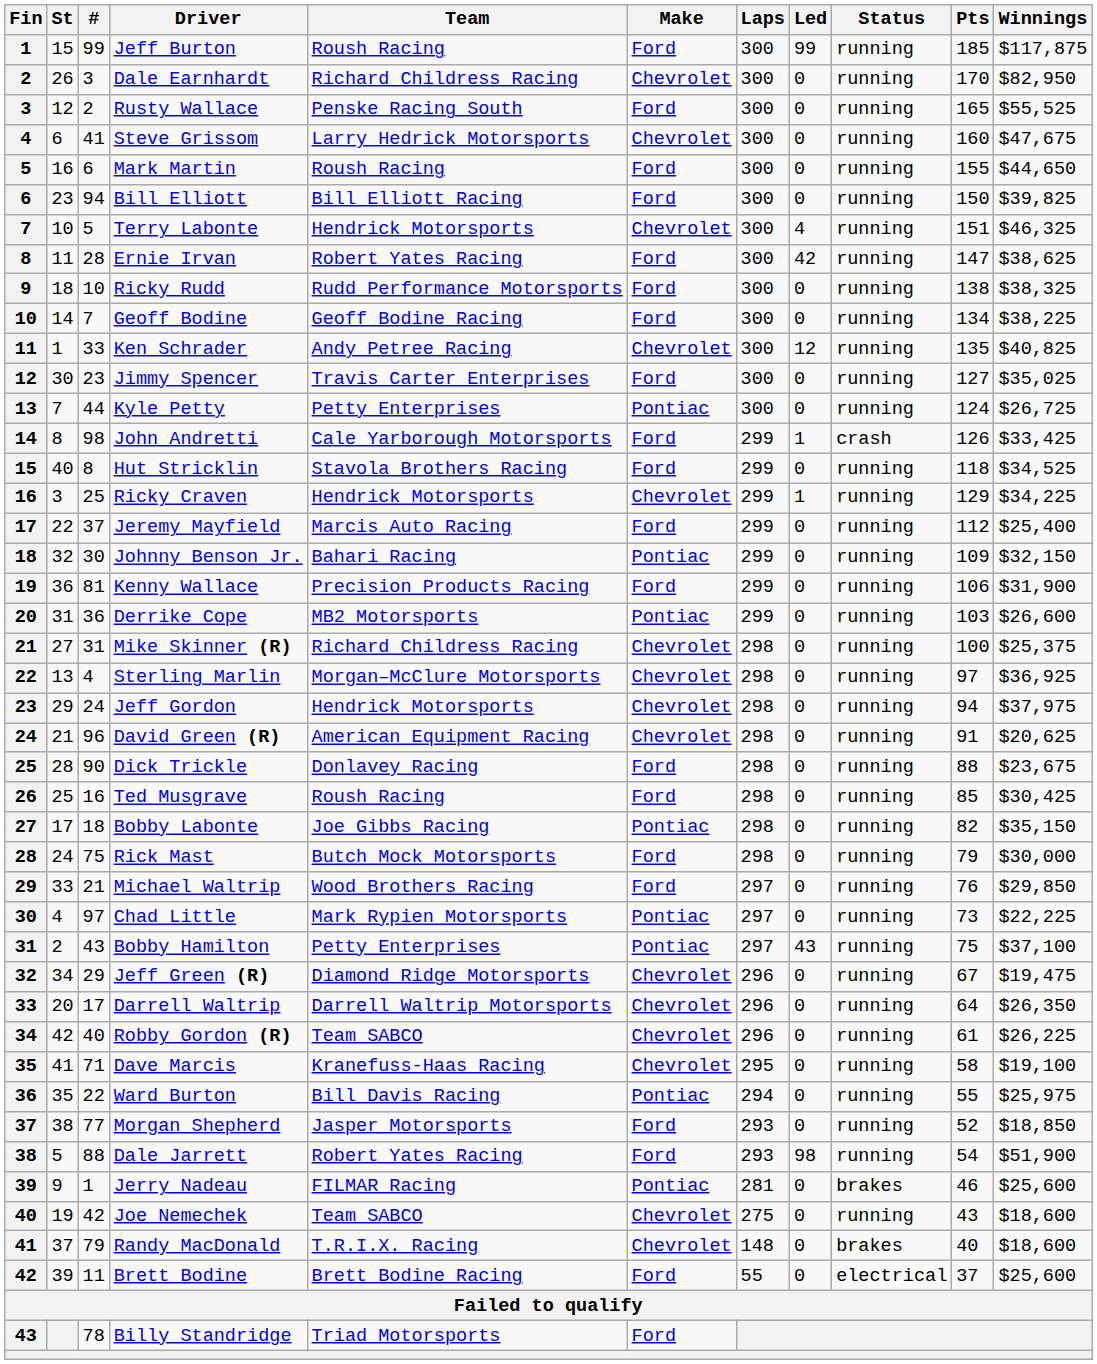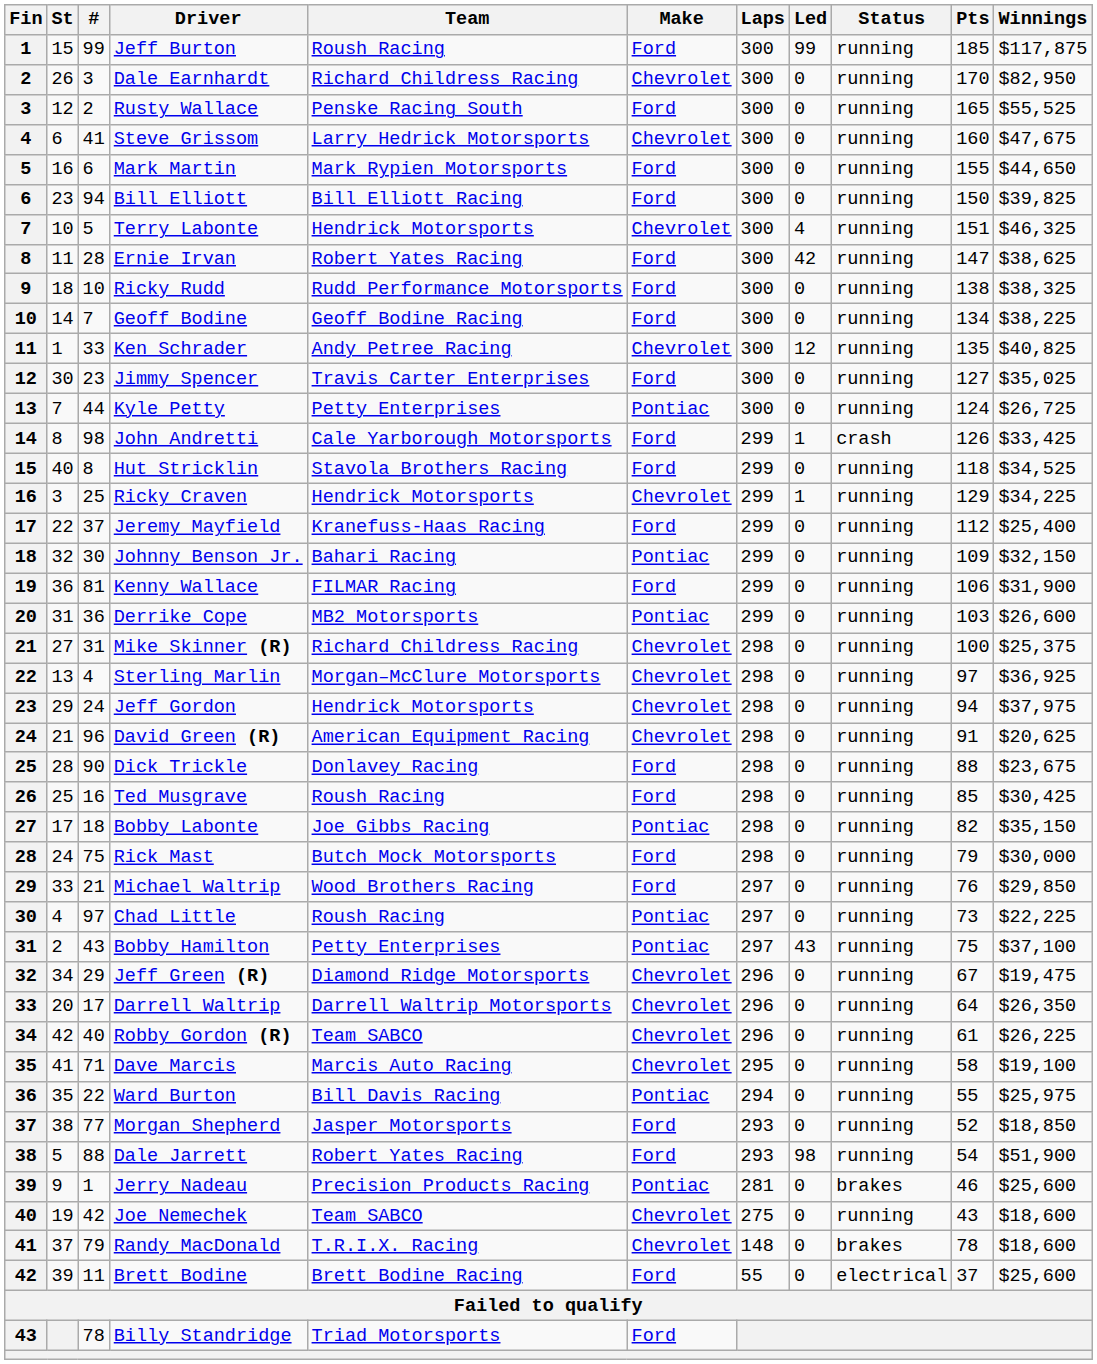(378, 170) Roush Racing -> (439, 170) Mark Rypien Motorsports
(412, 528) Marcis Auto Racing -> (428, 528) Kranefuss-Haas Racing
(450, 588) Precision Products Racing -> (384, 588) FILMAR Racing
(439, 917) Mark Rypien Motorsports -> (378, 917) Roush Racing
(428, 1067) Kranefuss-Haas Racing -> (412, 1067) Marcis Auto Racing
(384, 1186) FILMAR Racing -> (450, 1186) Precision Products Racing
(967, 1246) 40 -> (967, 1246) 78
